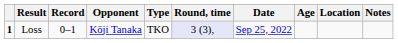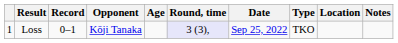columns swapped: (158, 13) <-> (306, 13)
(9, 30) bold -> (9, 30) normal
